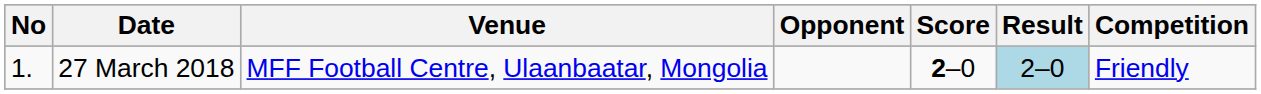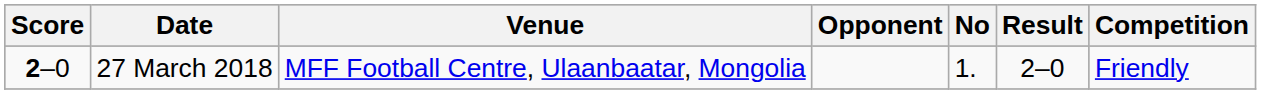columns swapped: (29, 25) <-> (953, 25)
(1042, 67) lightblue background -> (1042, 67) no background
